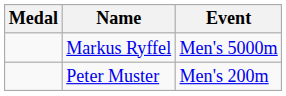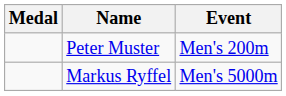rows swapped: (119, 47) <-> (113, 76)
